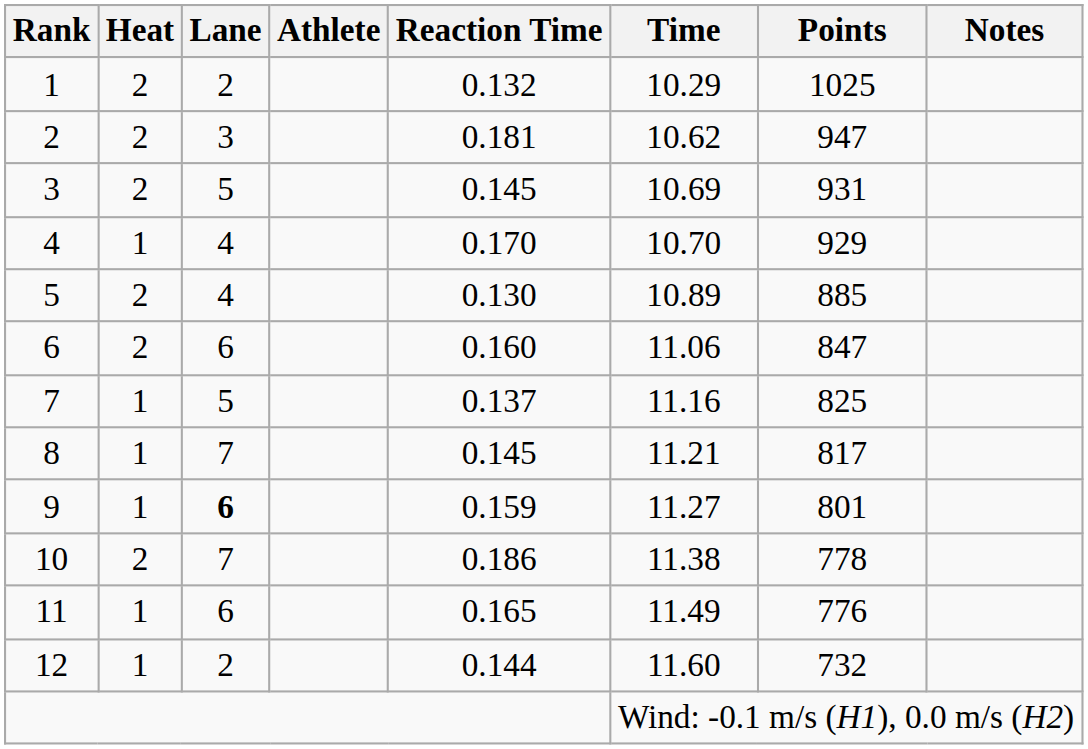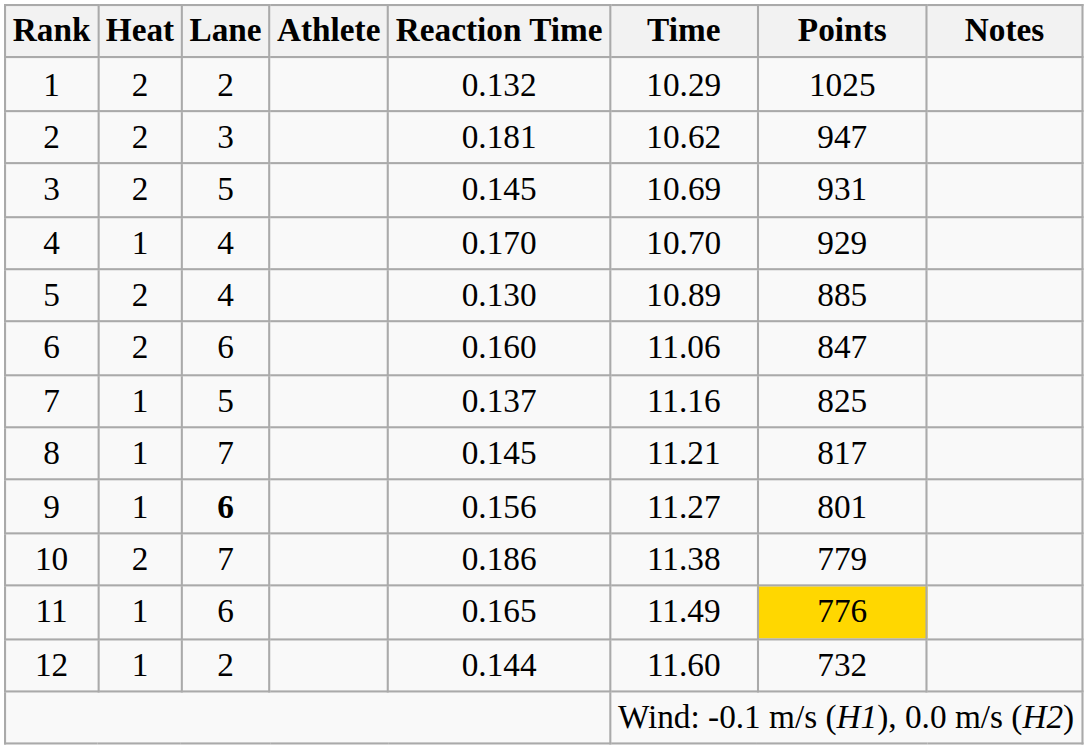(499, 505) 0.159 -> (499, 505) 0.156
(842, 558) 778 -> (842, 558) 779
(842, 611) no background -> (842, 611) gold background
